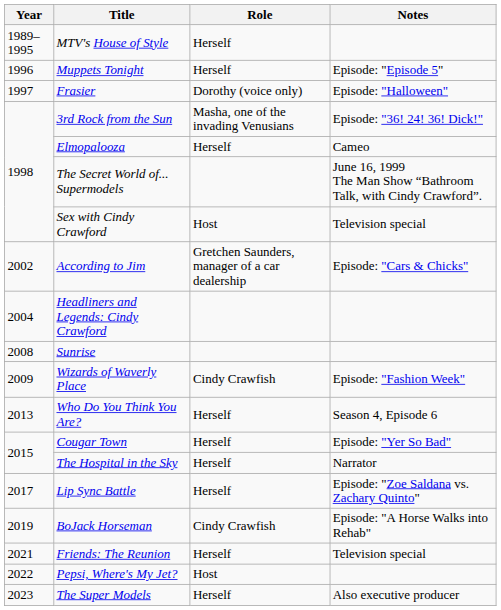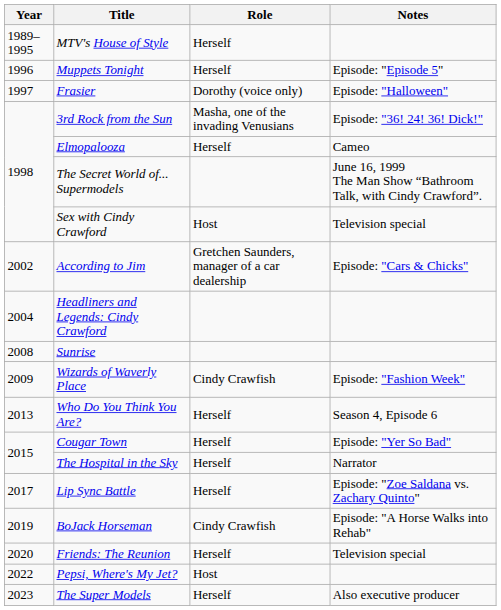(20, 553) 2021 -> (20, 553) 2020
